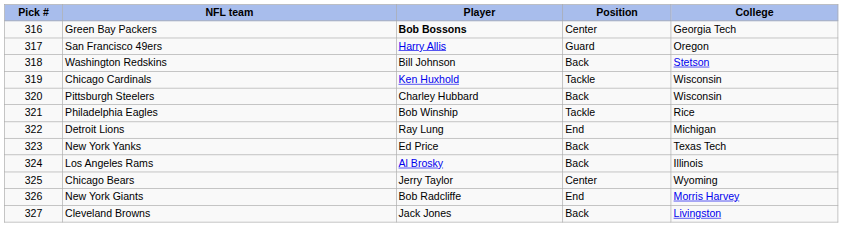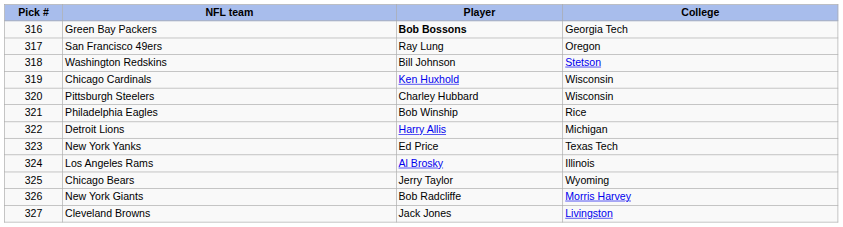- column: (617, 12)
(422, 46) Harry Allis -> (421, 46) Ray Lung
(421, 130) Ray Lung -> (422, 130) Harry Allis
